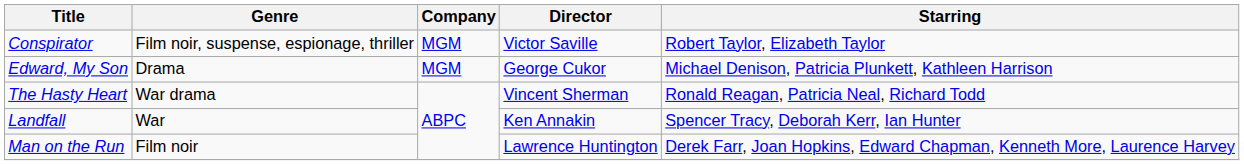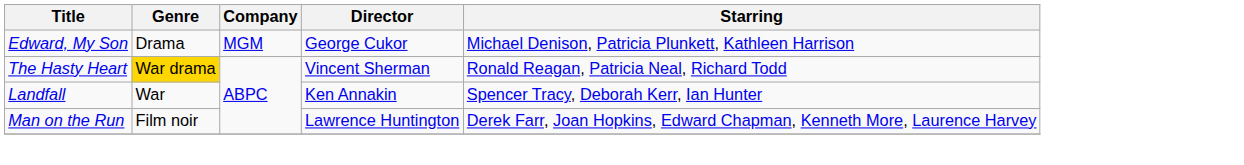- row: (50, 43)
(176, 95) no background -> (176, 69) gold background
